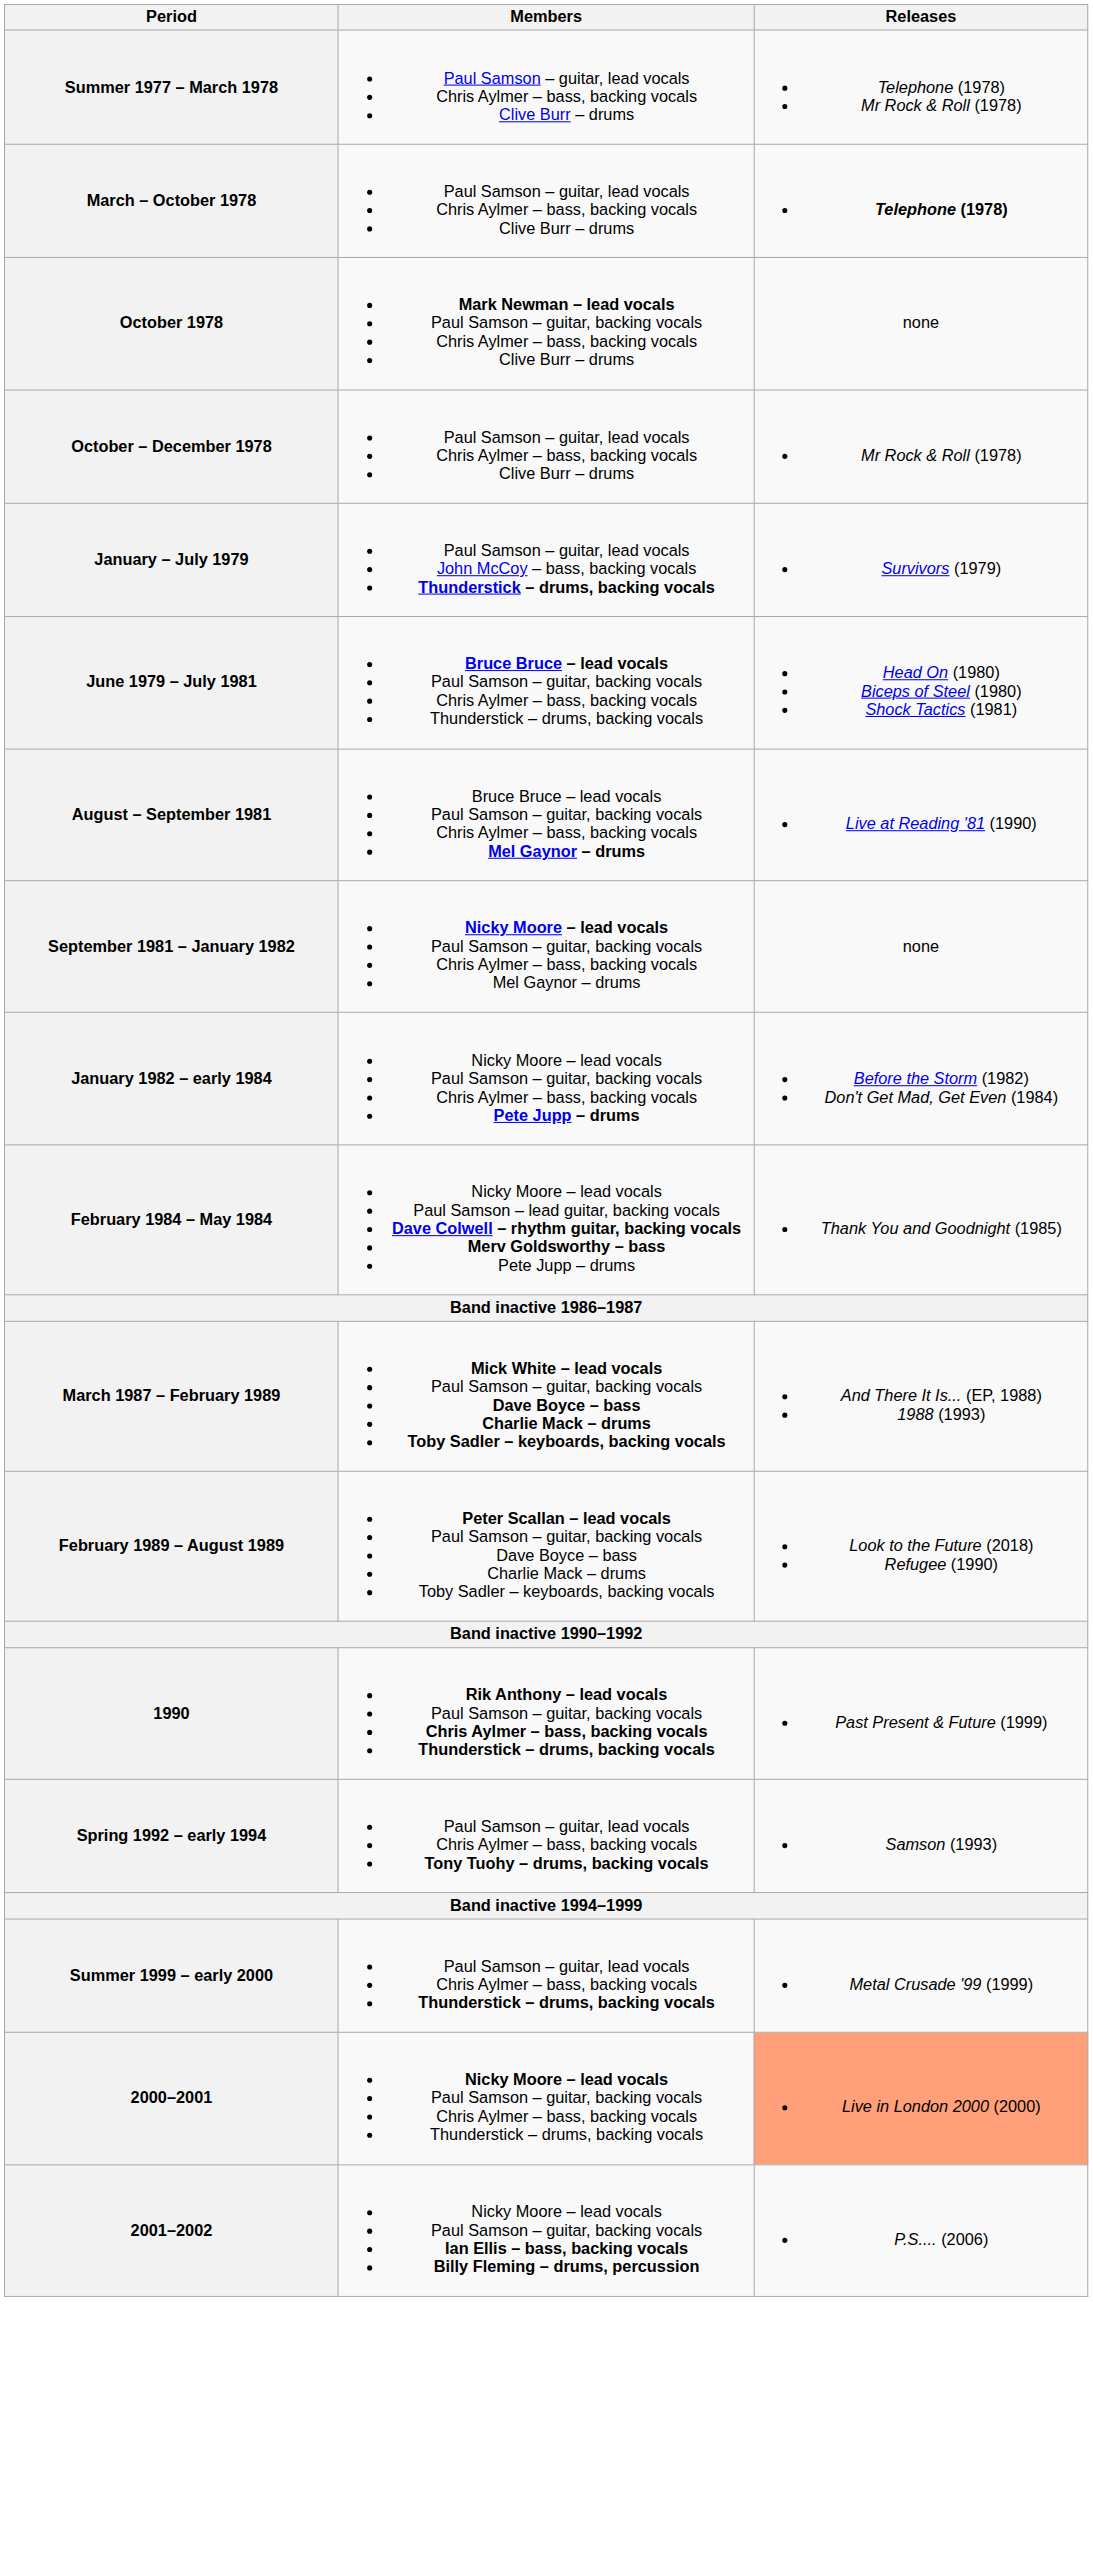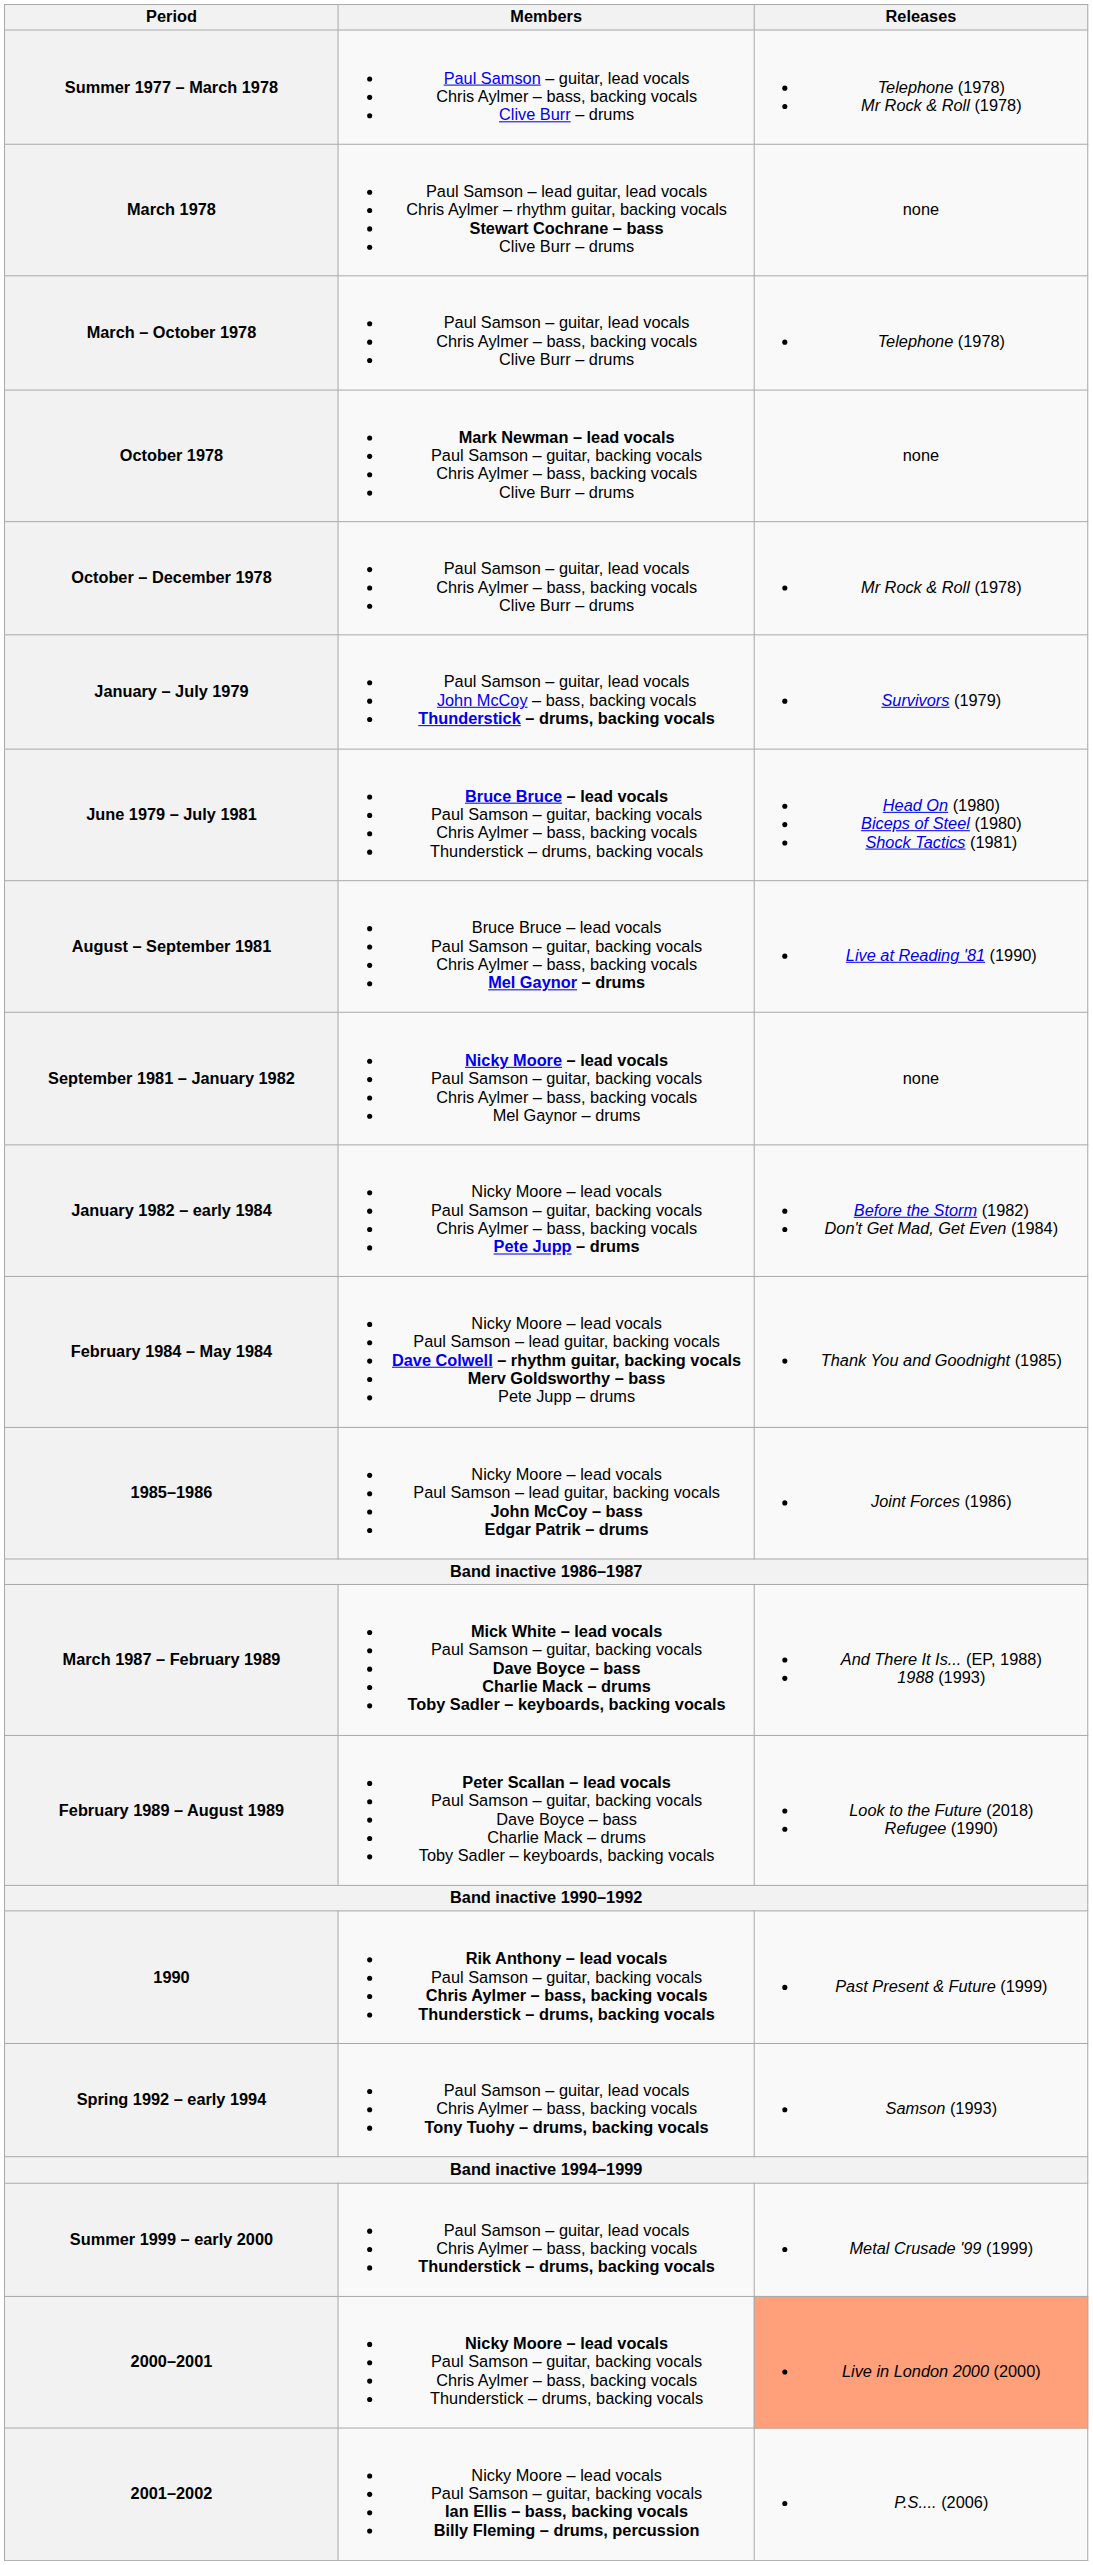+ row: (171, 209)
(921, 210) bold -> (921, 342) normal
+ row: (171, 1492)
